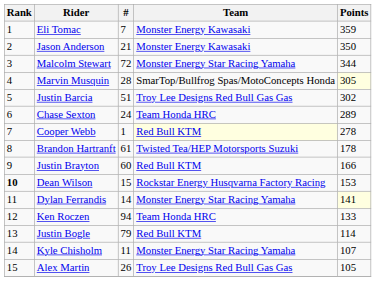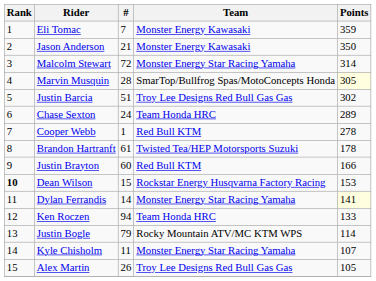(348, 64) 344 -> (348, 64) 314
(169, 132) lightyellow background -> (169, 132) no background
(169, 234) Red Bull KTM -> (219, 234) Rocky Mountain ATV/MC KTM WPS
